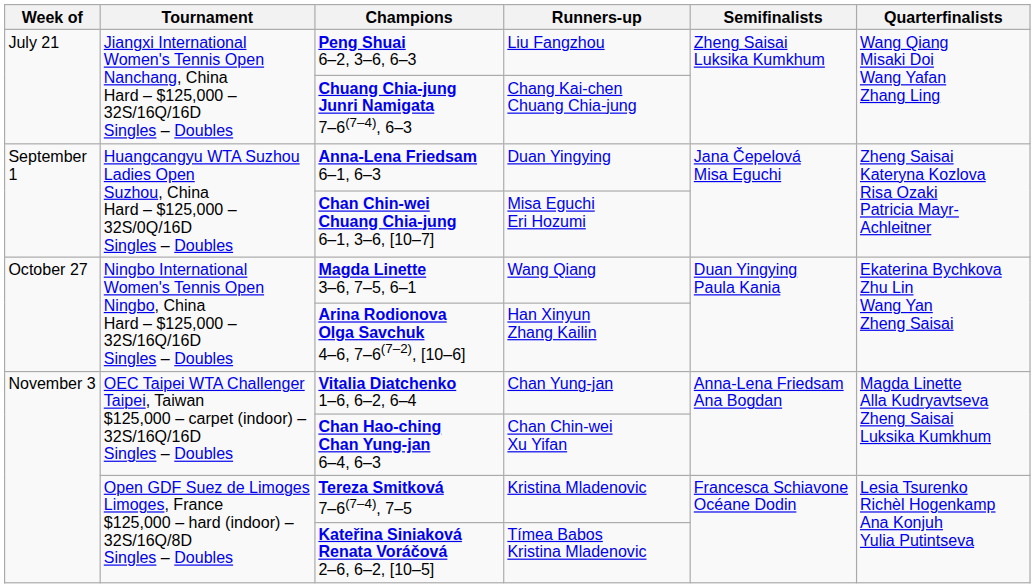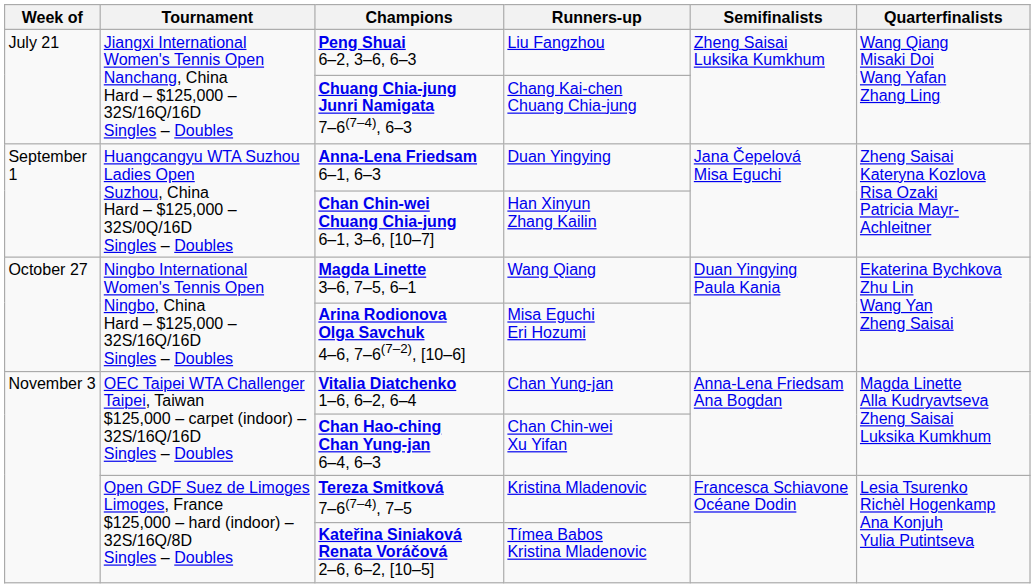(551, 212) Misa Eguchi Eri Hozumi -> (552, 212) Han Xinyun Zhang Kailin
(552, 324) Han Xinyun Zhang Kailin -> (551, 324) Misa Eguchi Eri Hozumi
